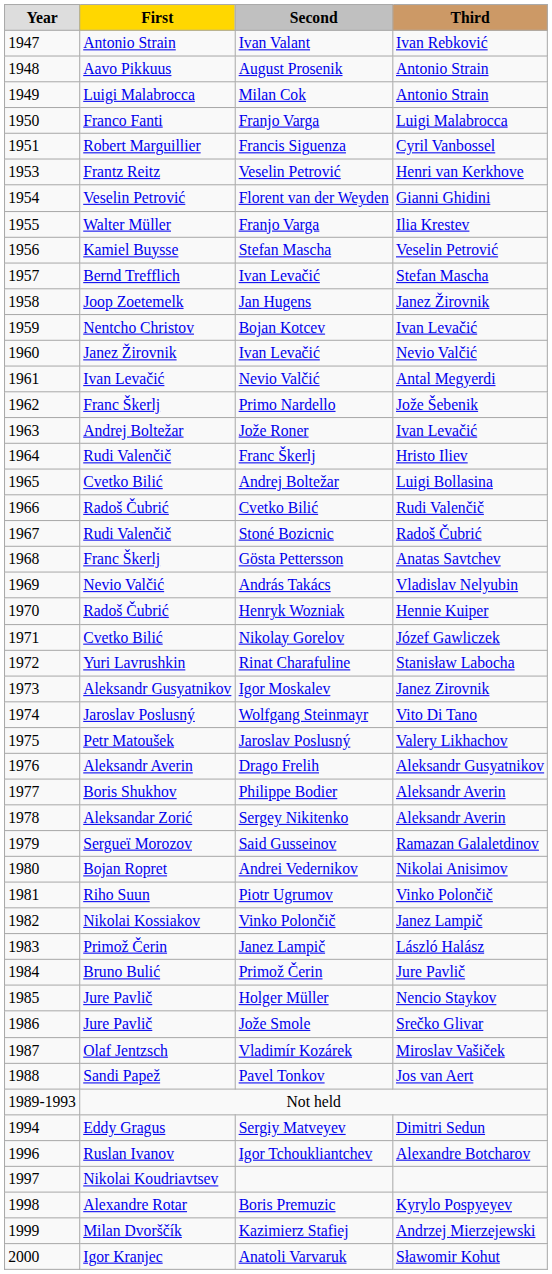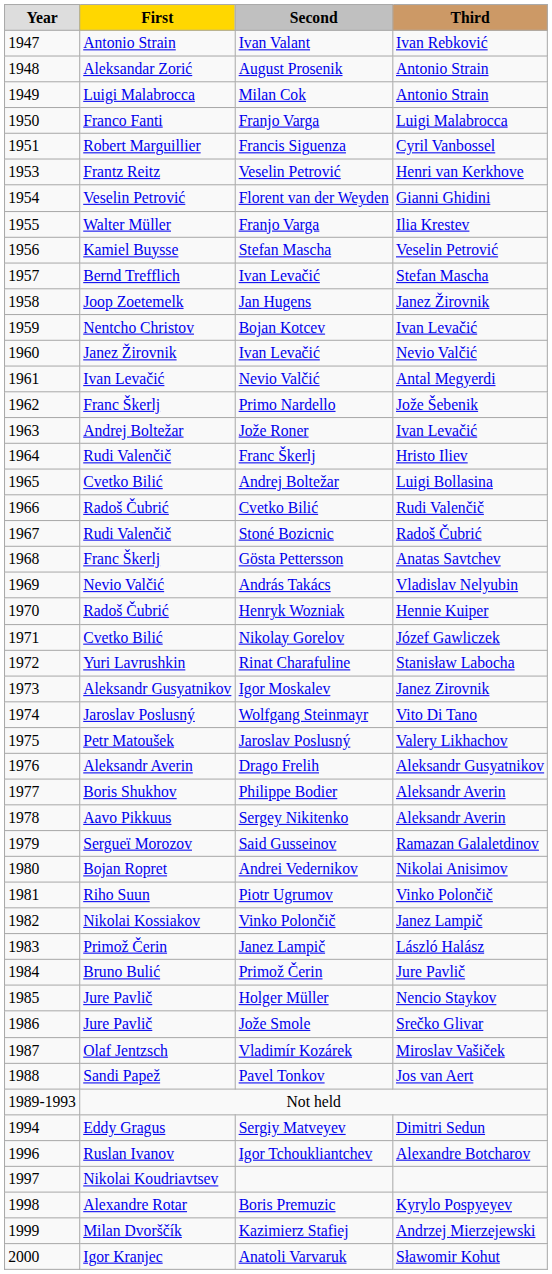(127, 69) Aavo Pikkuus -> (138, 69) Aleksandar Zorić
(138, 817) Aleksandar Zorić -> (127, 817) Aavo Pikkuus
